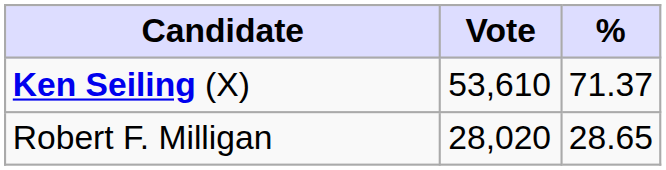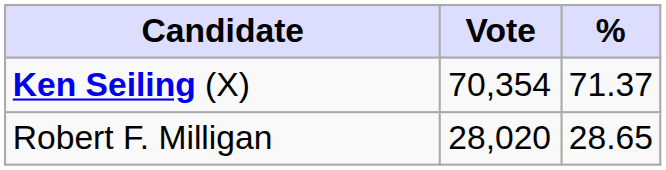(500, 84) 53,610 -> (500, 84) 70,354
